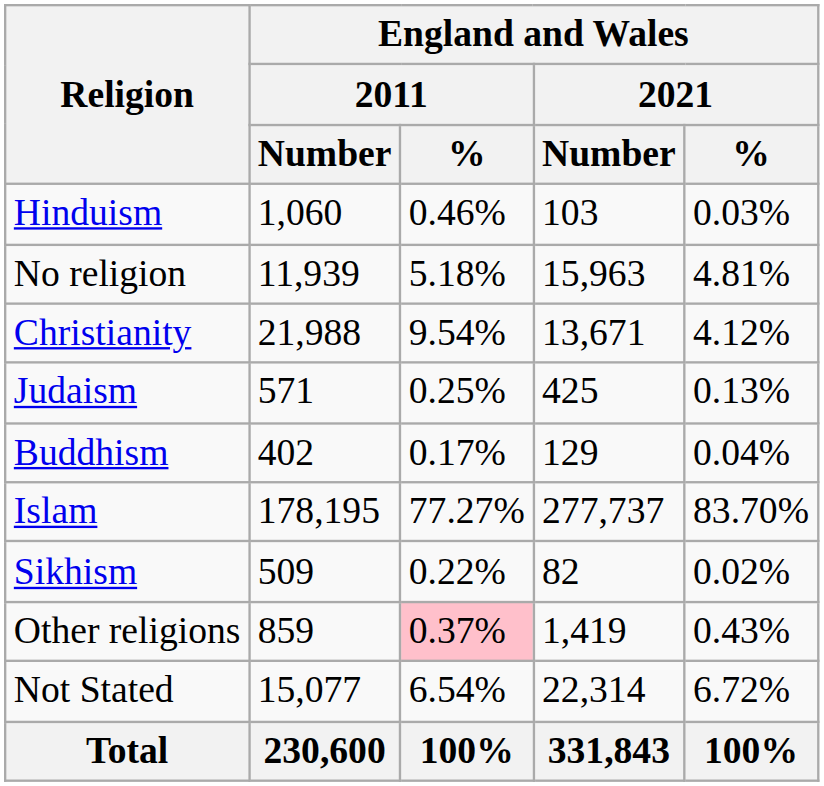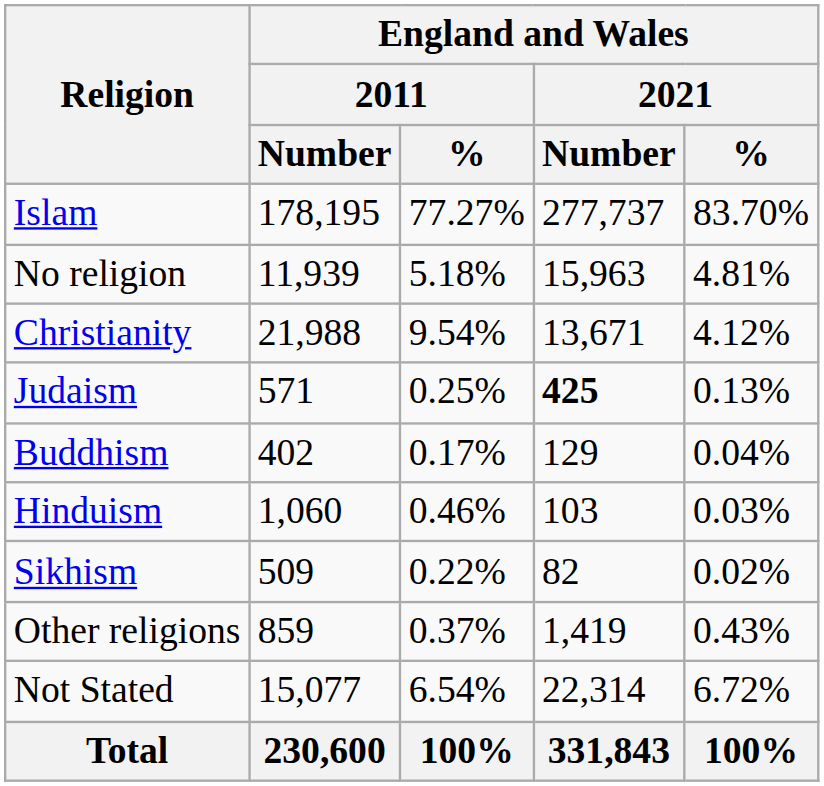rows swapped: (56, 511) <-> (88, 213)
(570, 392) normal -> (570, 392) bold
(457, 630) pink background -> (457, 630) no background
